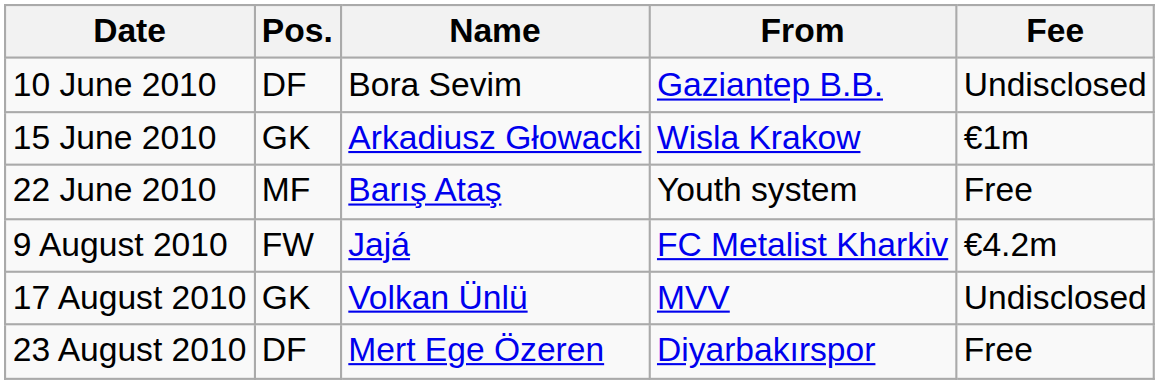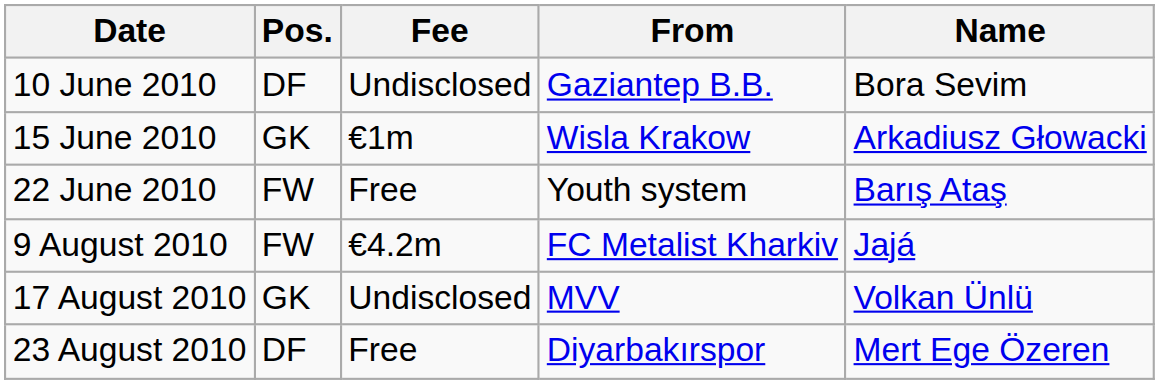columns swapped: (495, 31) <-> (1055, 31)
(286, 191) MF -> (288, 191) FW
